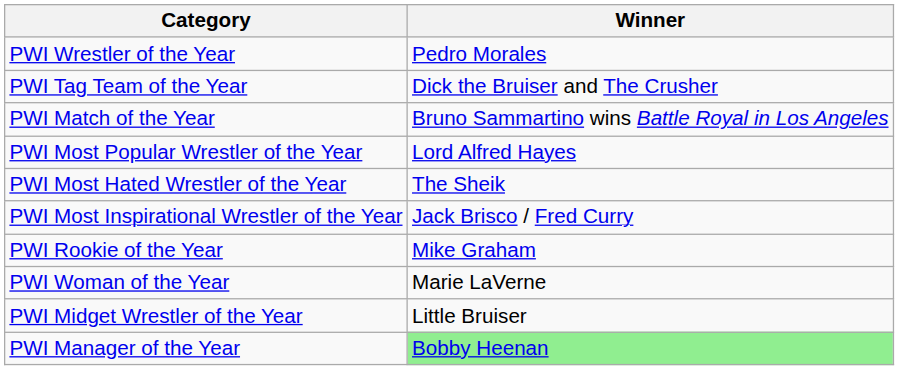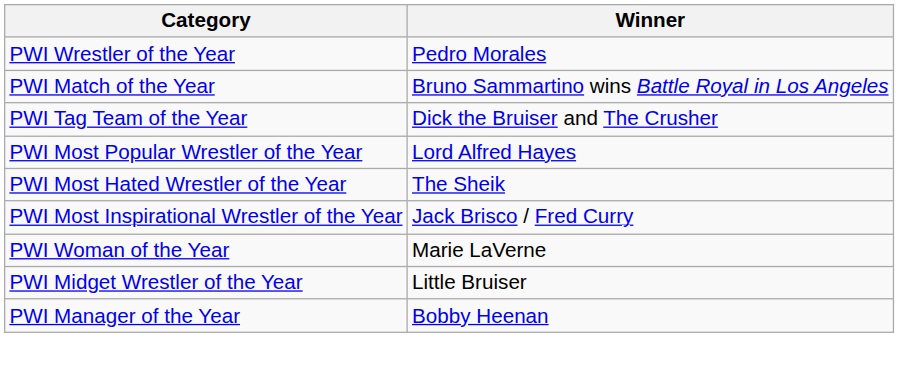rows swapped: (128, 86) <-> (112, 119)
- row: (116, 250)
(480, 348) lightgreen background -> (480, 315) no background
